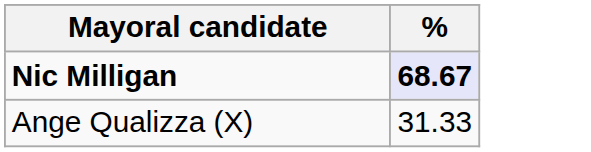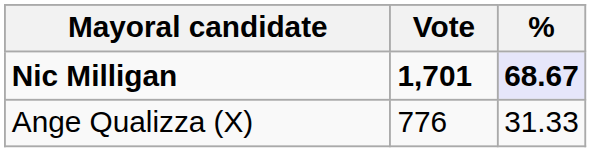+ column: (444, 28)
